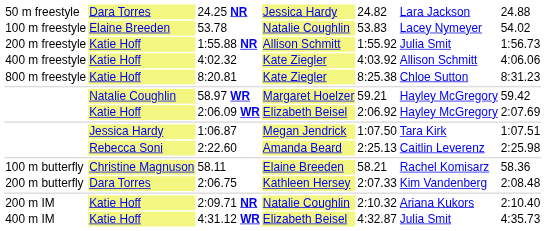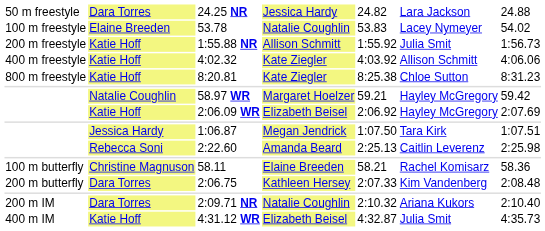(115, 202) Katie Hoff -> (120, 202) Dara Torres
